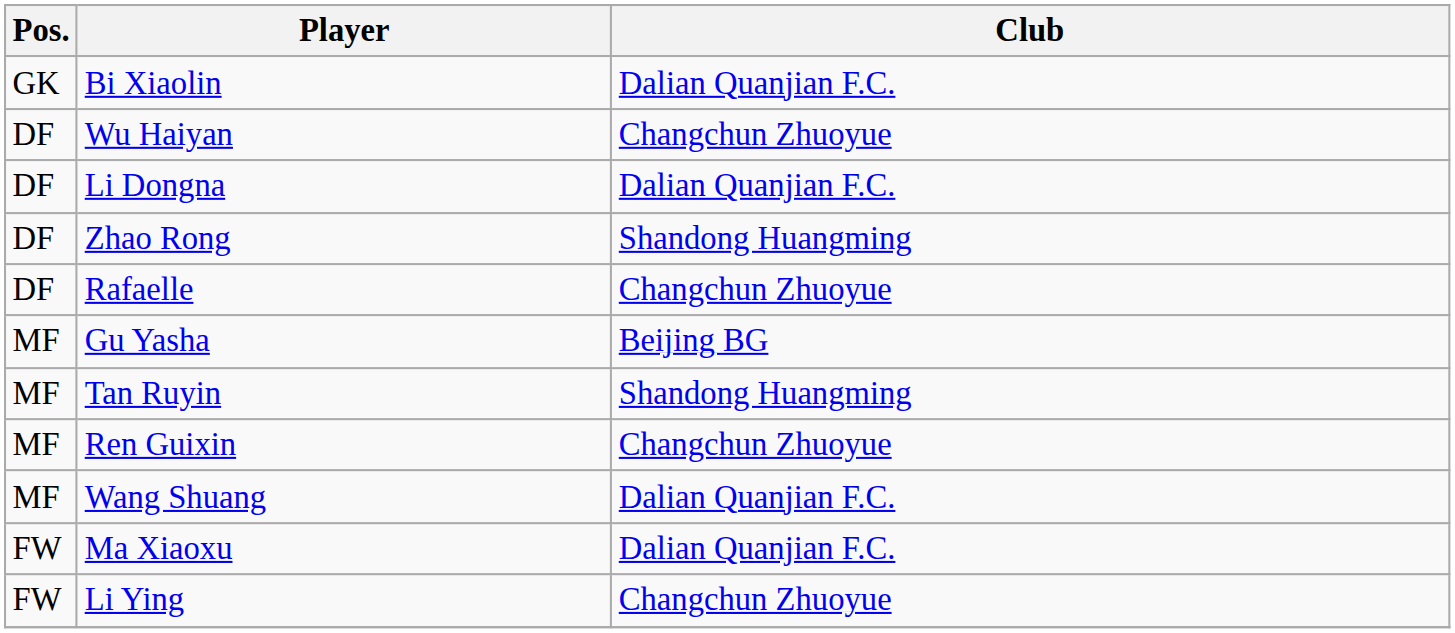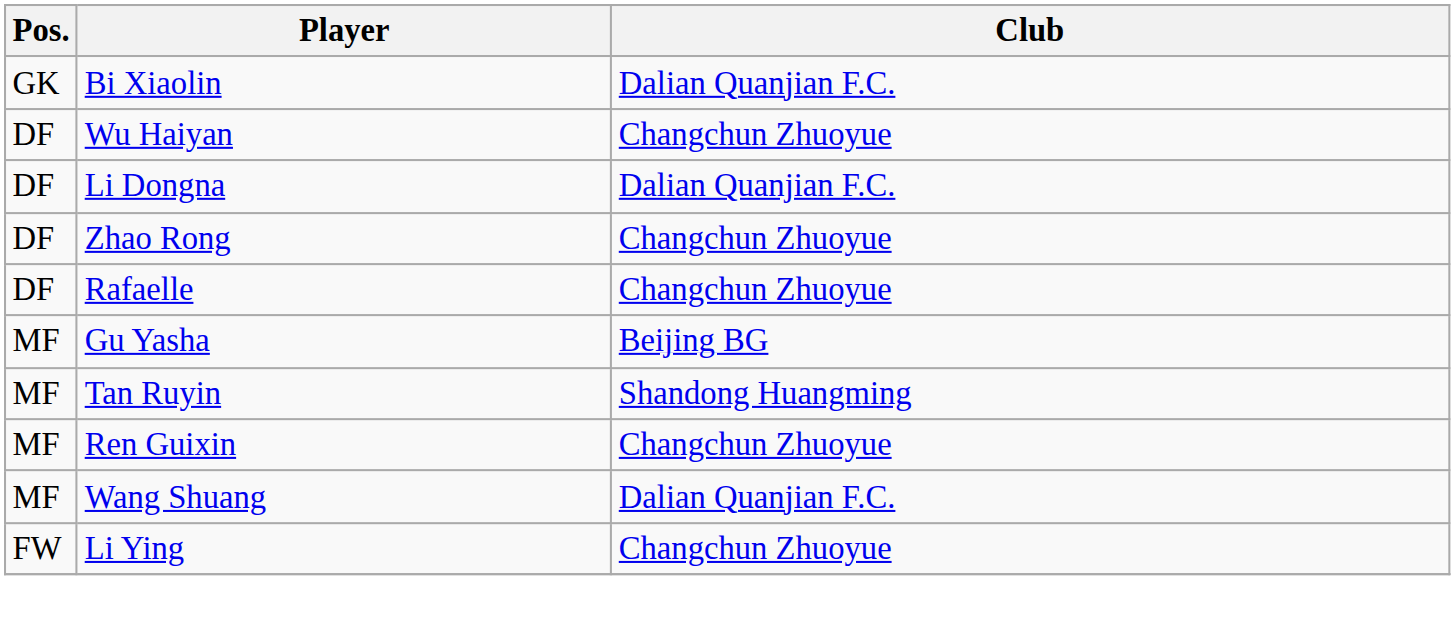(765, 237) Shandong Huangming -> (755, 237) Changchun Zhuoyue
- row: (159, 548)
